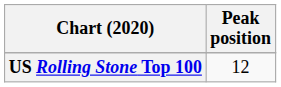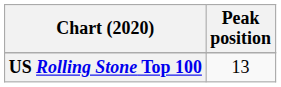(241, 67) 12 -> (241, 67) 13
